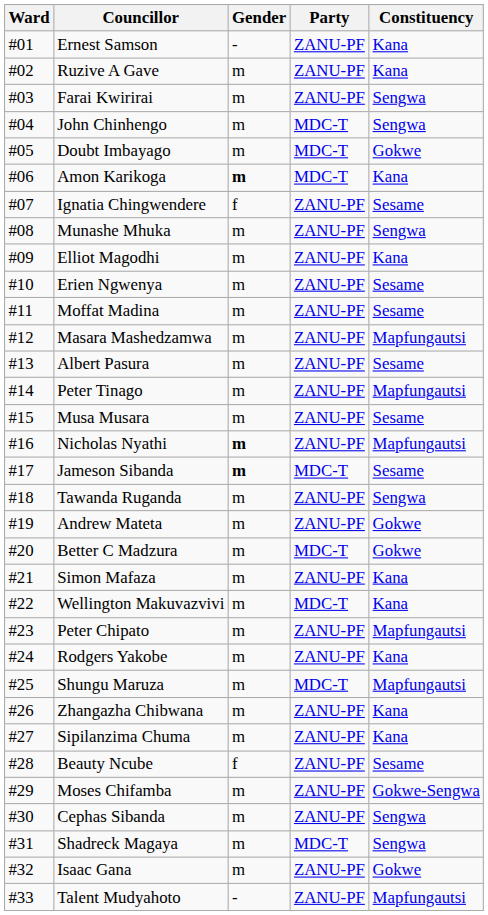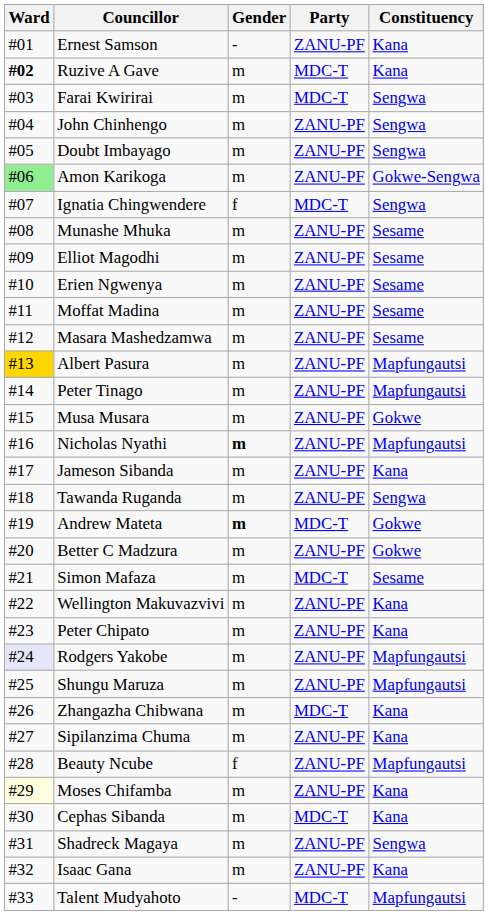(21, 71) normal -> (21, 71) bold
(329, 71) ZANU-PF -> (321, 71) MDC-T
(329, 97) ZANU-PF -> (321, 97) MDC-T
(321, 124) MDC-T -> (329, 124) ZANU-PF
(321, 151) MDC-T -> (329, 151) ZANU-PF
(397, 151) Gokwe -> (399, 151) Sengwa
(21, 177) no background -> (21, 177) lightgreen background
(239, 177) bold -> (239, 177) normal
(321, 177) MDC-T -> (329, 177) ZANU-PF
(390, 177) Kana -> (426, 177) Gokwe-Sengwa
(329, 204) ZANU-PF -> (321, 204) MDC-T
(398, 204) Sesame -> (399, 204) Sengwa
(399, 230) Sengwa -> (398, 230) Sesame
(390, 257) Kana -> (398, 257) Sesame
(419, 337) Mapfungautsi -> (398, 337) Sesame
(21, 364) no background -> (21, 364) gold background
(398, 364) Sesame -> (419, 364) Mapfungautsi
(398, 417) Sesame -> (397, 417) Gokwe
(239, 470) bold -> (239, 470) normal
(321, 470) MDC-T -> (329, 470) ZANU-PF
(398, 470) Sesame -> (390, 470) Kana
(239, 524) normal -> (239, 524) bold
(329, 524) ZANU-PF -> (321, 524) MDC-T
(321, 550) MDC-T -> (329, 550) ZANU-PF
(329, 577) ZANU-PF -> (321, 577) MDC-T
(390, 577) Kana -> (398, 577) Sesame
(321, 603) MDC-T -> (329, 603) ZANU-PF
(419, 630) Mapfungautsi -> (390, 630) Kana
(21, 657) no background -> (21, 657) lavender background
(390, 657) Kana -> (419, 657) Mapfungautsi
(321, 683) MDC-T -> (329, 683) ZANU-PF
(329, 710) ZANU-PF -> (321, 710) MDC-T
(398, 763) Sesame -> (419, 763) Mapfungautsi
(21, 790) no background -> (21, 790) lightyellow background
(426, 790) Gokwe-Sengwa -> (390, 790) Kana
(329, 817) ZANU-PF -> (321, 817) MDC-T
(399, 817) Sengwa -> (390, 817) Kana
(321, 843) MDC-T -> (329, 843) ZANU-PF
(397, 870) Gokwe -> (390, 870) Kana
(329, 897) ZANU-PF -> (321, 897) MDC-T
